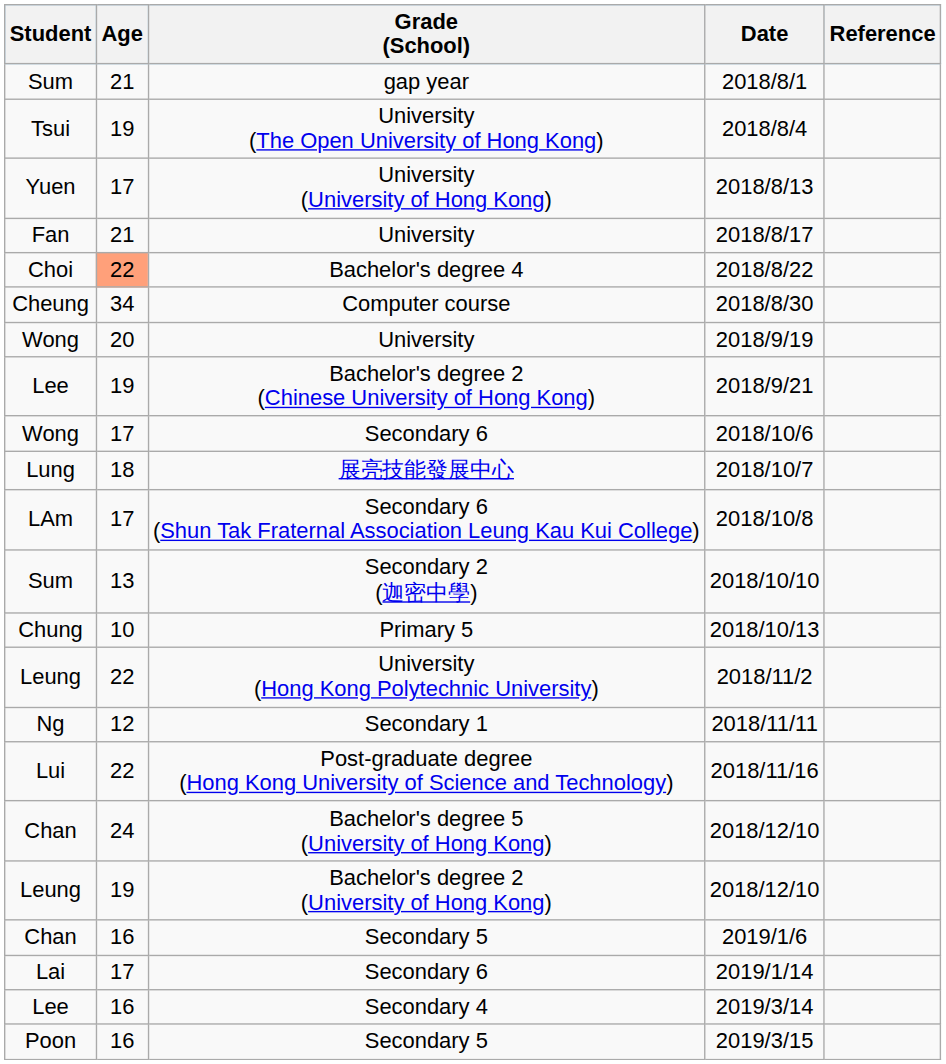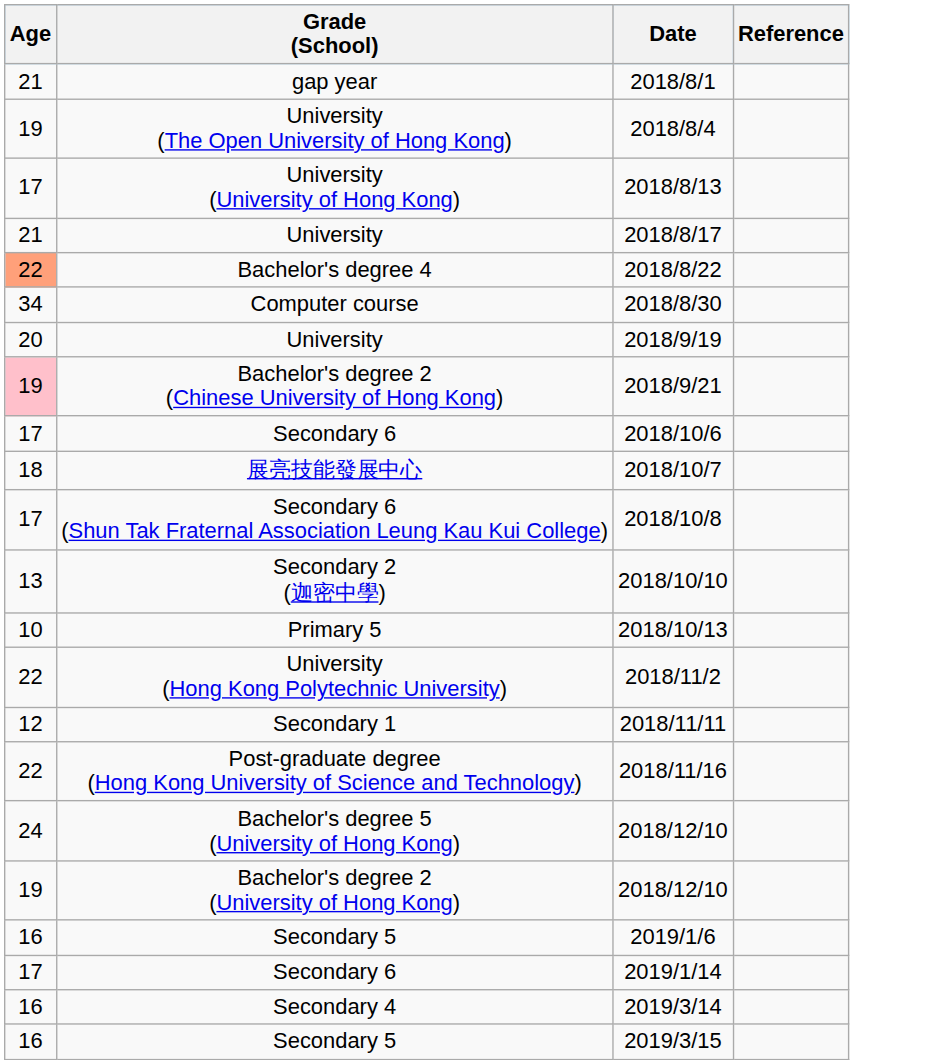- column: (51, 34)
(122, 386) no background -> (30, 386) pink background
